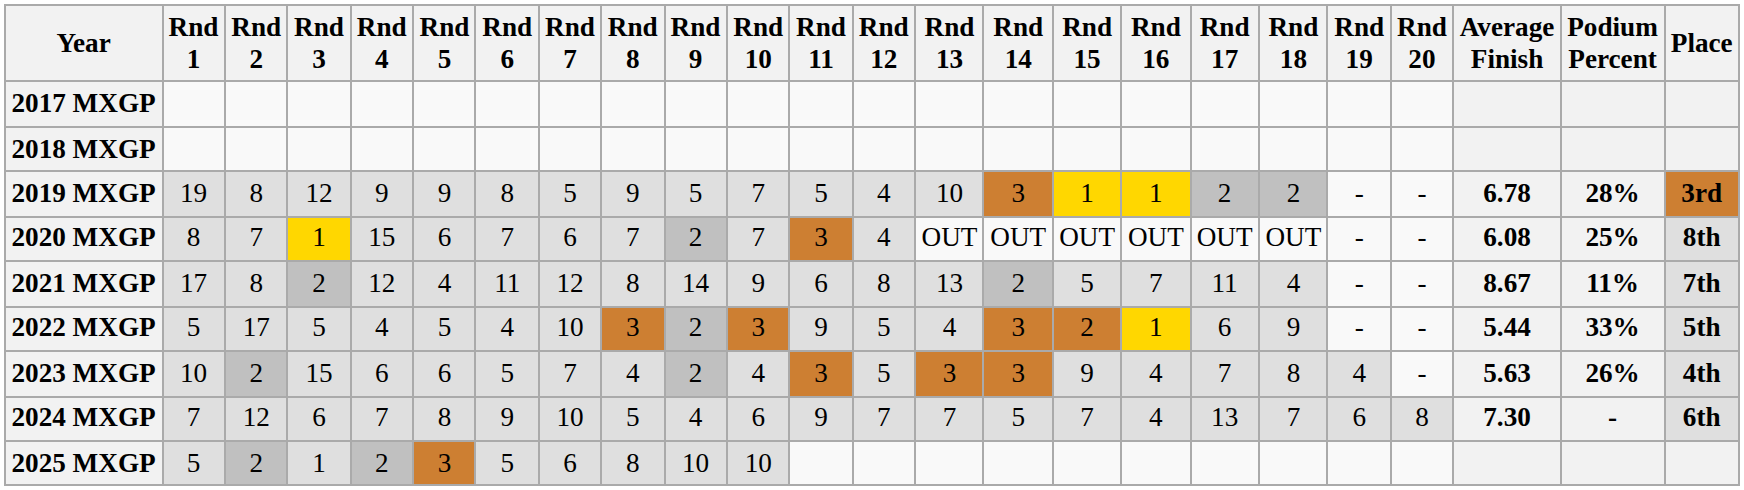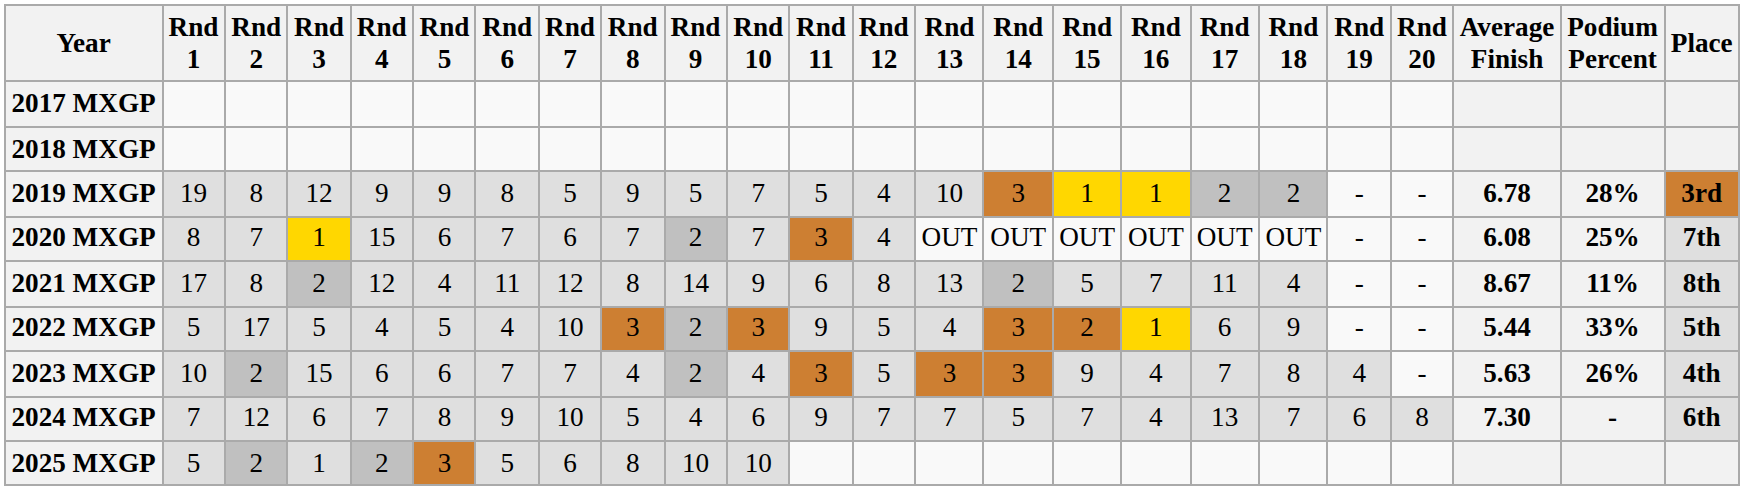(1702, 238) 8th -> (1702, 238) 7th
(1702, 282) 7th -> (1702, 282) 8th
(507, 372) 5 -> (507, 372) 7
